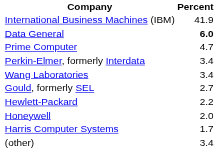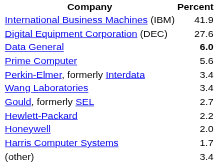+ row: (86, 33)
(207, 47) 4.7 -> (207, 61) 5.6
